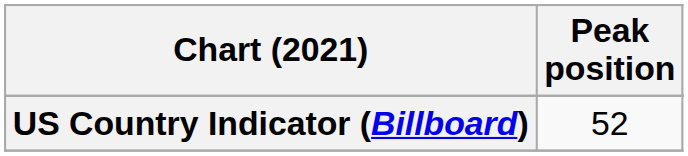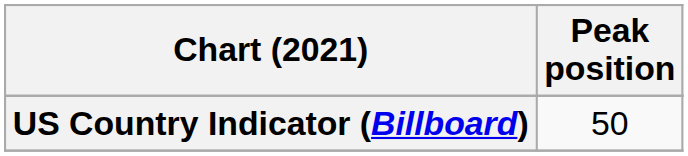(610, 122) 52 -> (610, 122) 50
